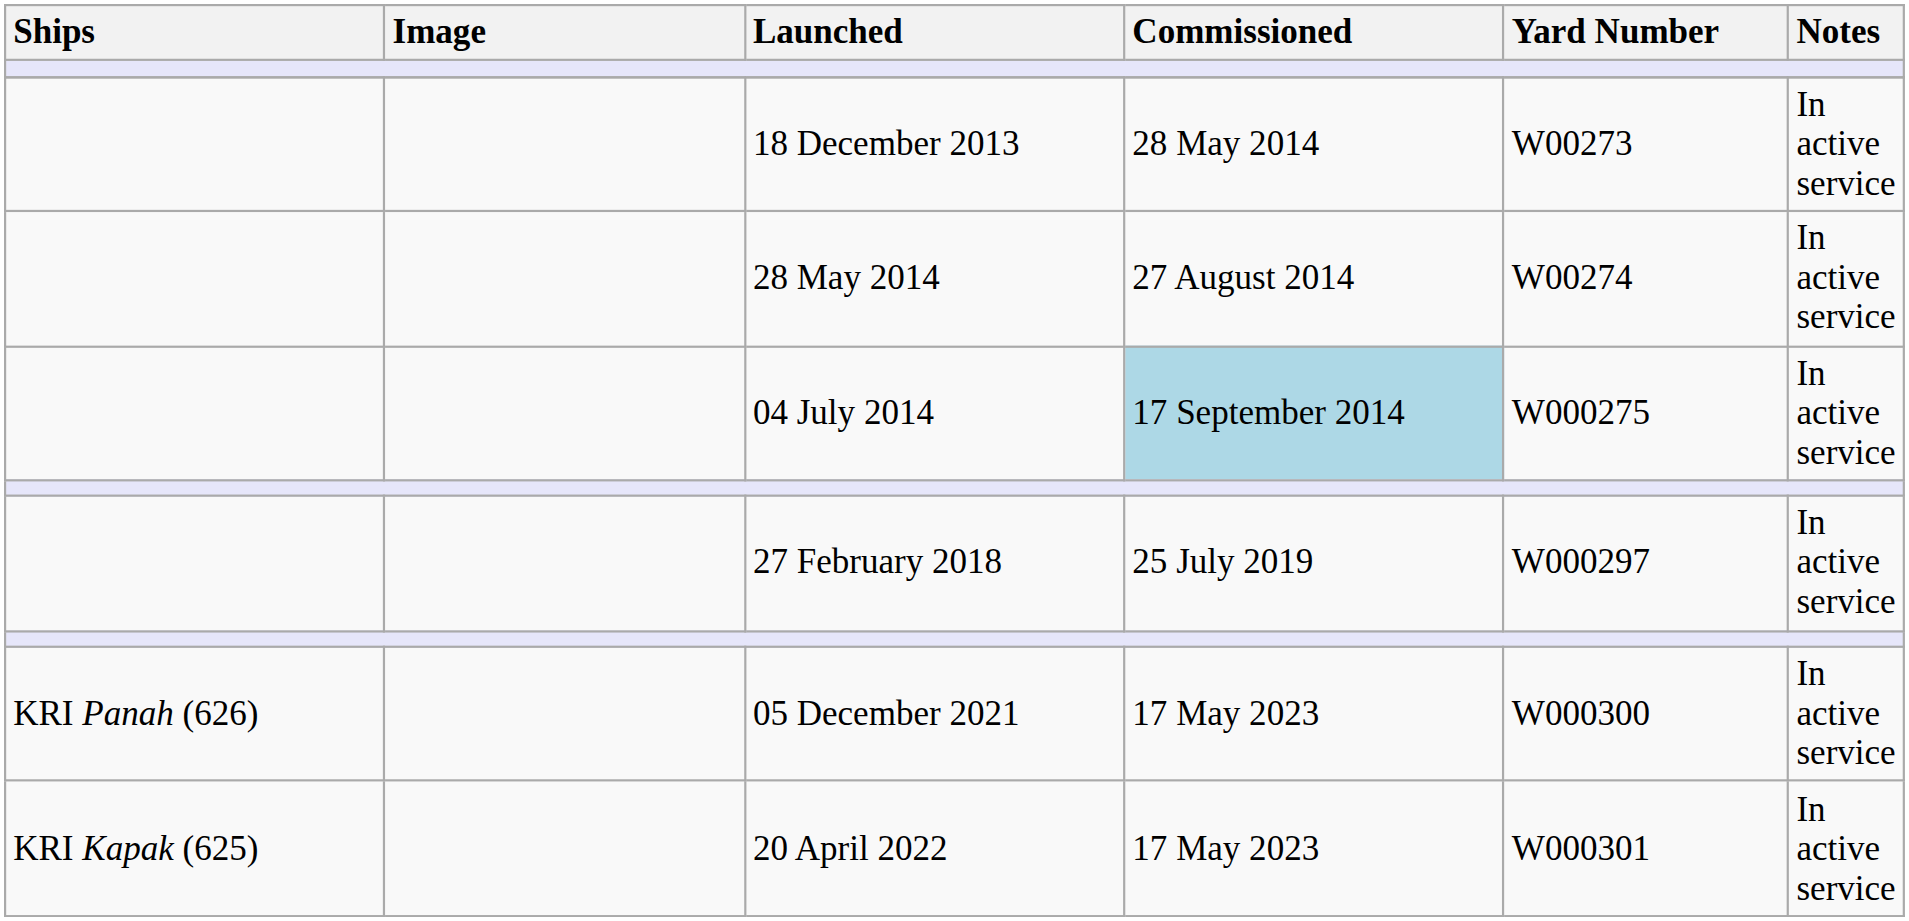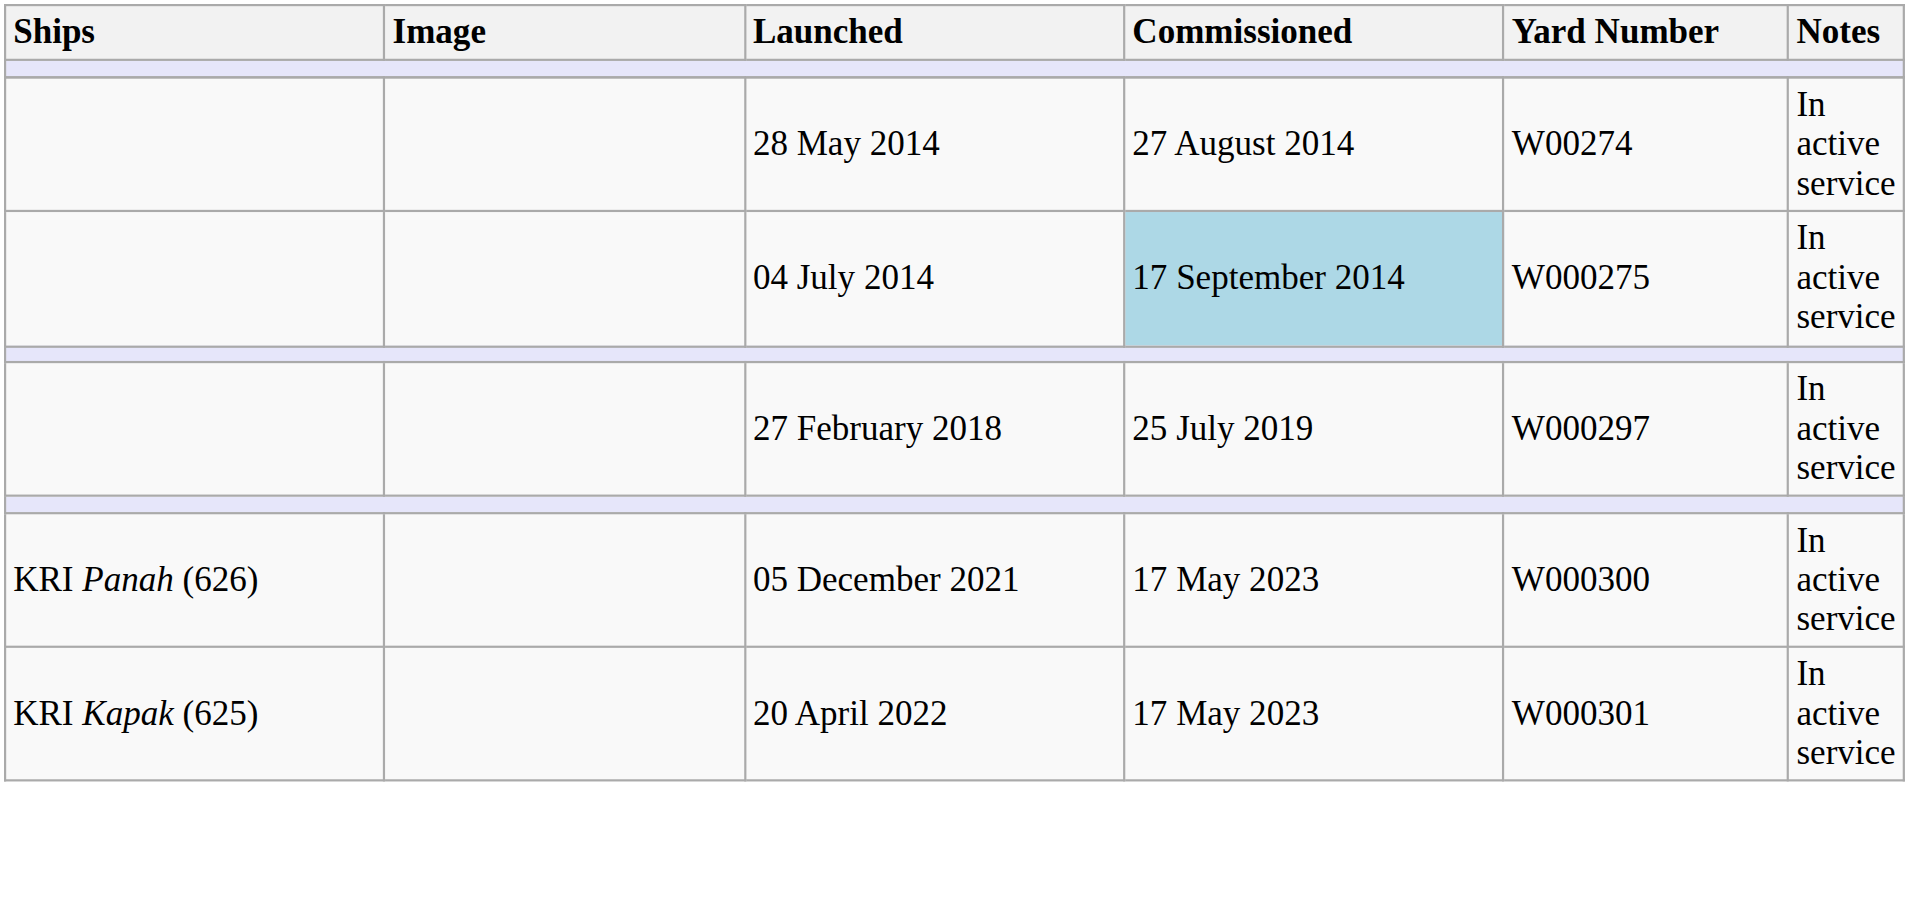- row: (886, 143)
